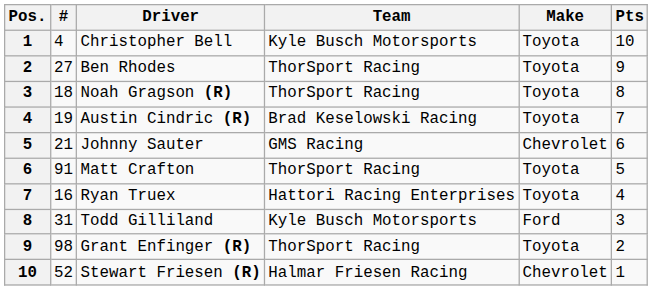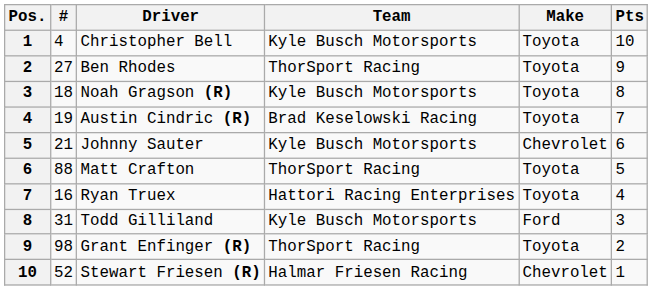(344, 94) ThorSport Racing -> (373, 94) Kyle Busch Motorsports
(316, 145) GMS Racing -> (373, 145) Kyle Busch Motorsports
(63, 171) 91 -> (63, 171) 88
